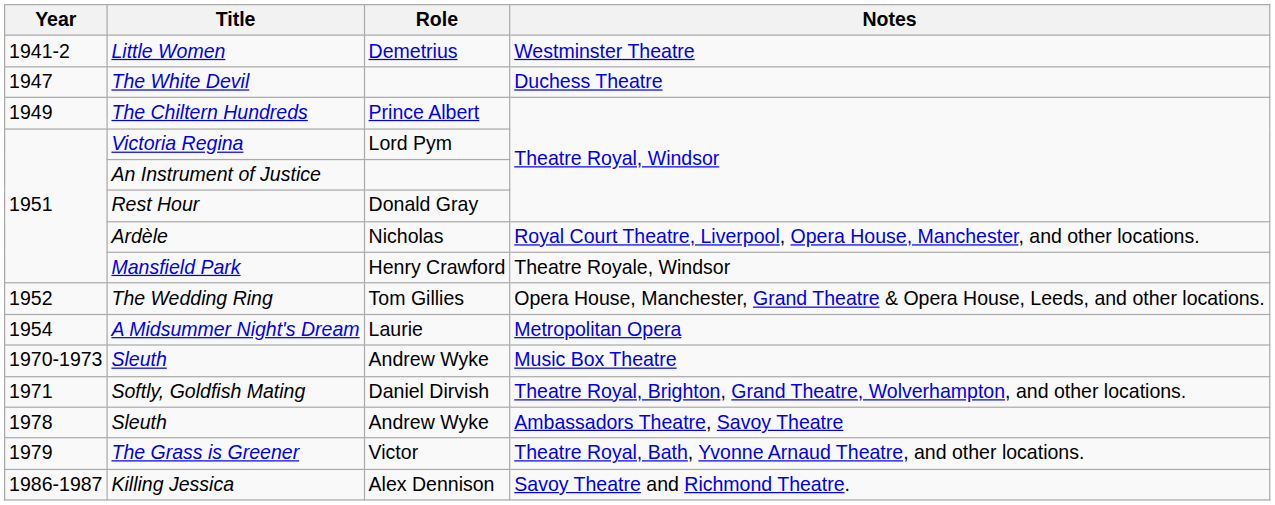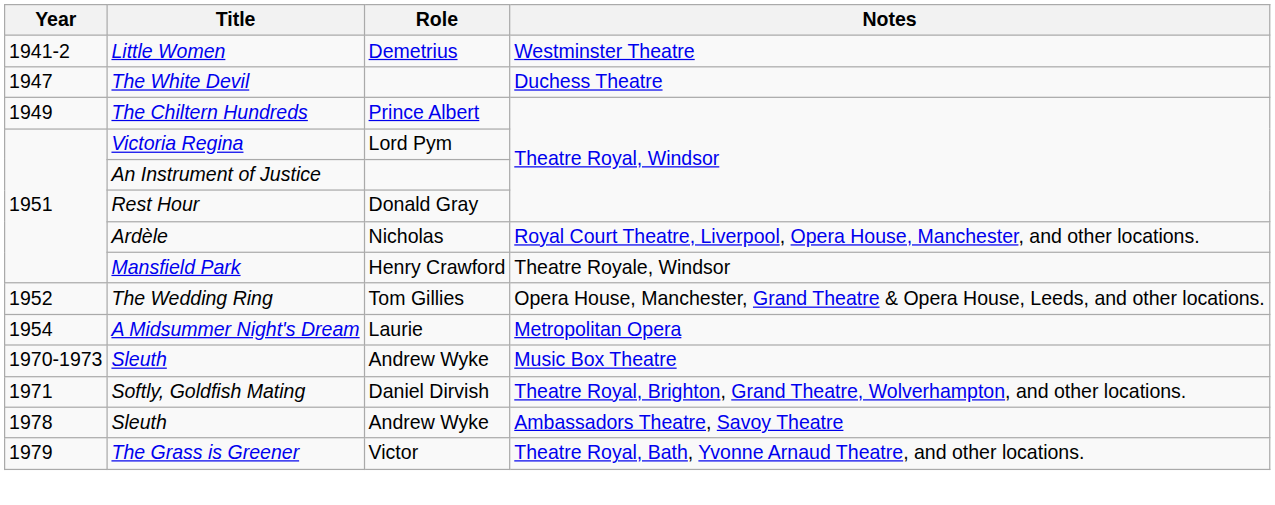- row: (173, 484)
